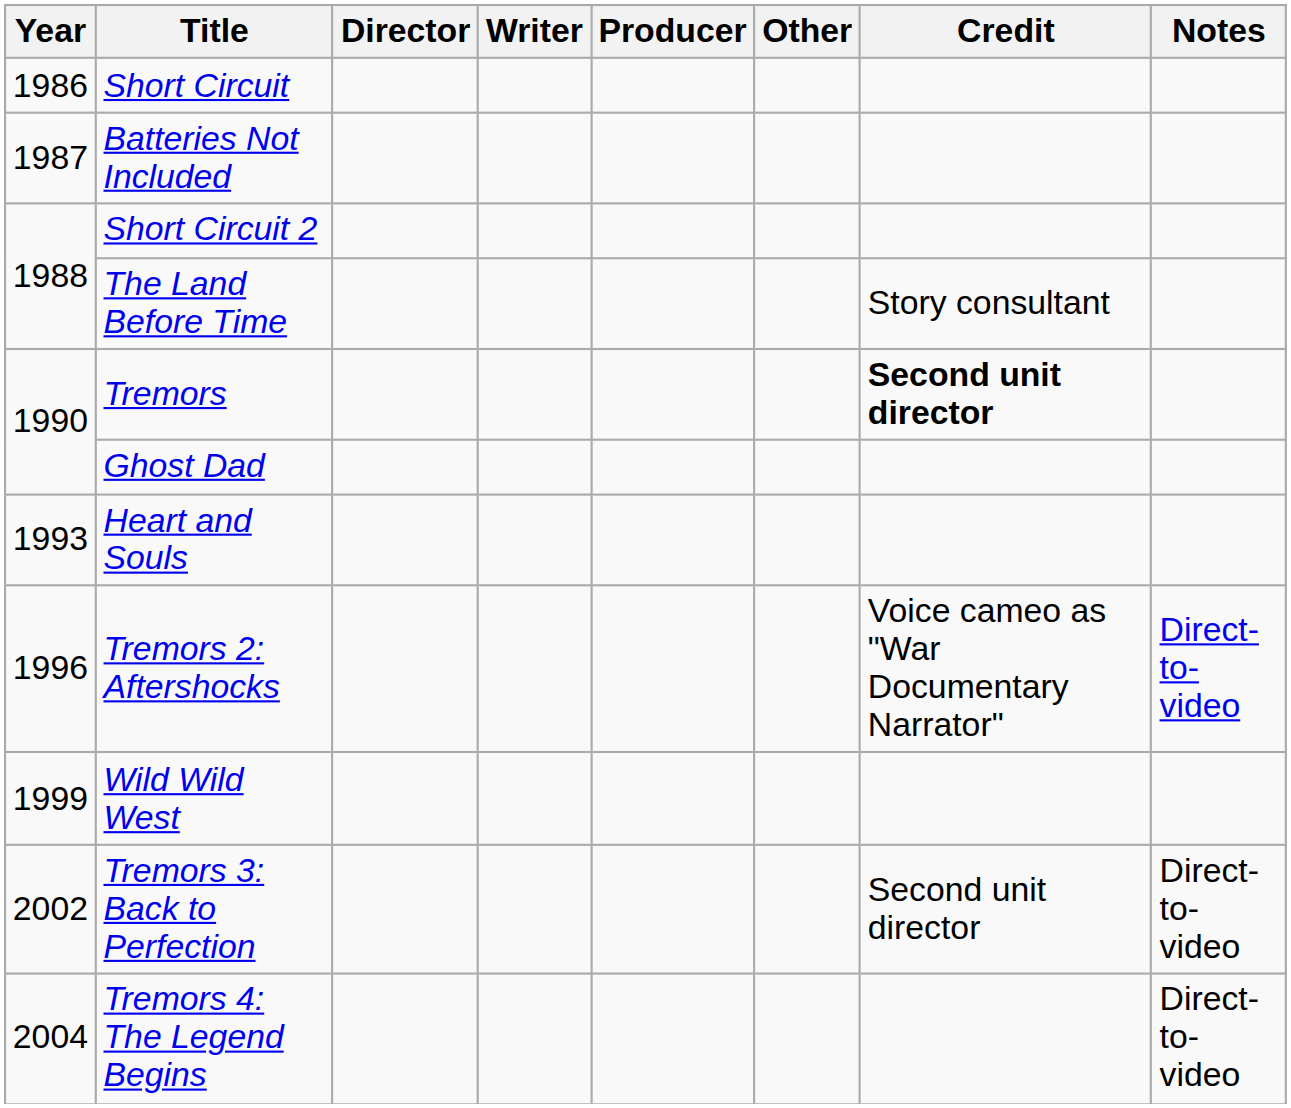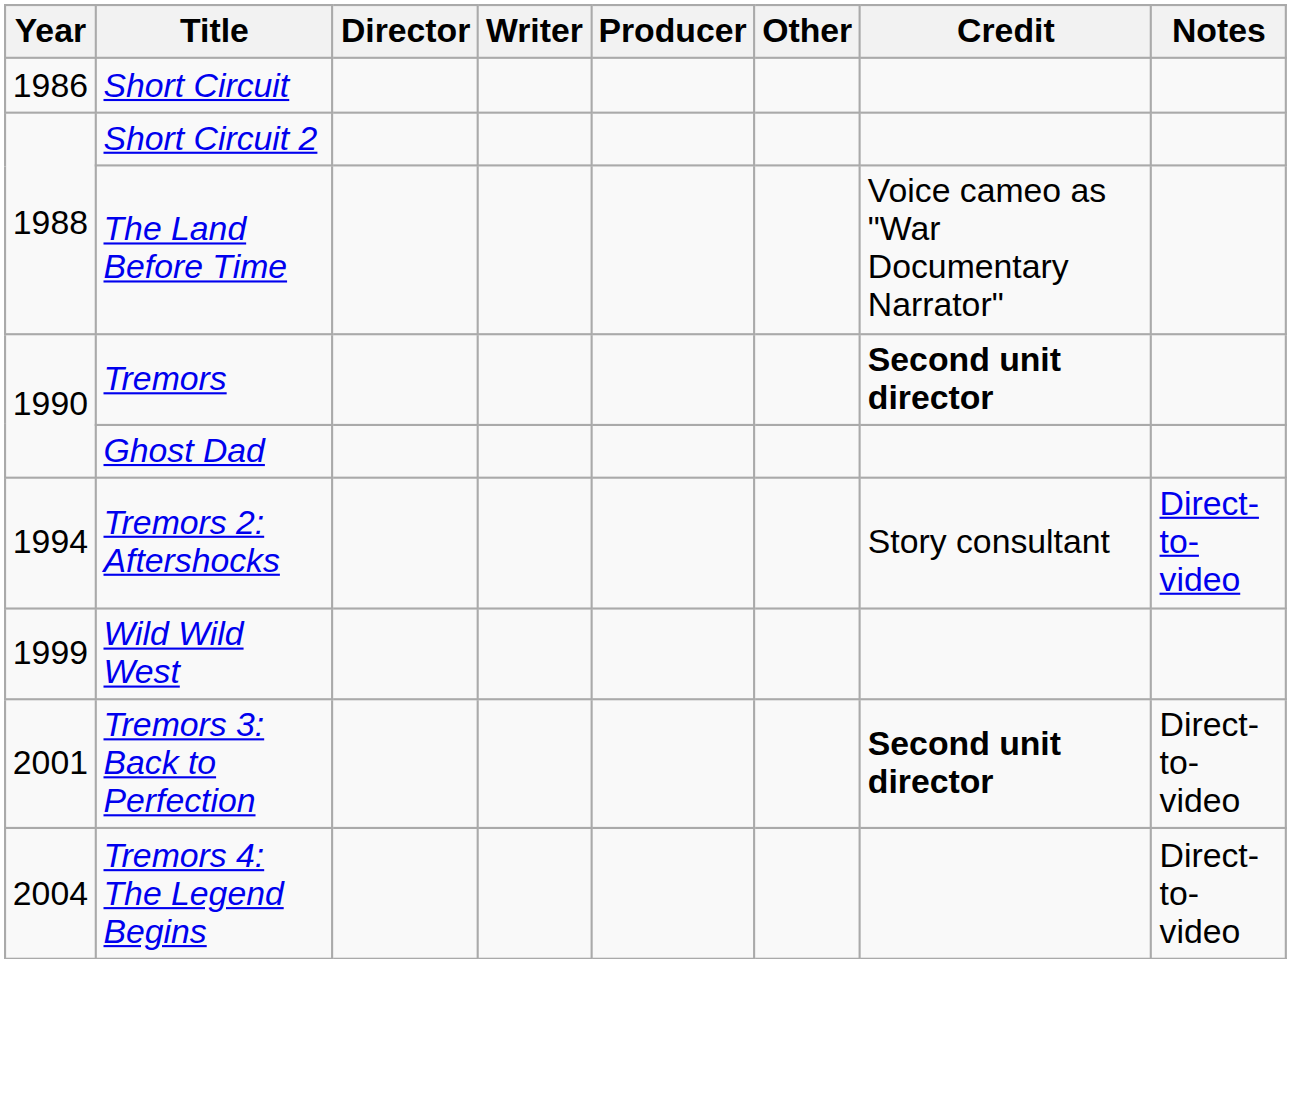- row: (201, 157)
(989, 302) Story consultant -> (987, 248) Voice cameo as "War Documentary Narrator"
- row: (178, 538)
(50, 668) 1996 -> (50, 542) 1994
(987, 668) Voice cameo as "War Documentary Narrator" -> (989, 542) Story consultant
(50, 908) 2002 -> (50, 763) 2001
(957, 908) normal -> (964, 763) bold
